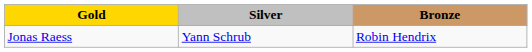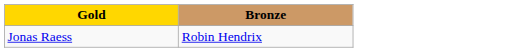- column: (266, 15)
